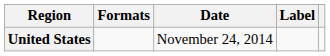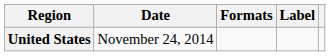columns swapped: (215, 16) <-> (124, 16)
